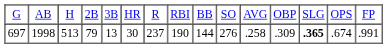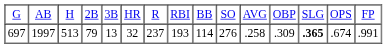(43, 33) 1998 -> (43, 33) 1997
(132, 33) 30 -> (132, 33) 32
(180, 33) 190 -> (180, 33) 193
(205, 33) 144 -> (205, 33) 114
